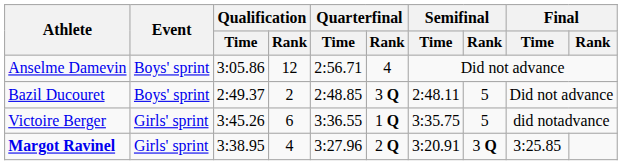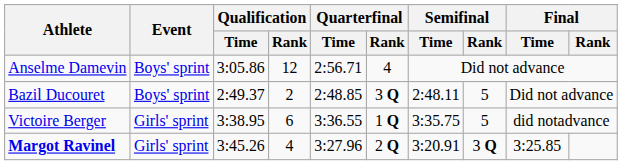(241, 121) 3:45.26 -> (241, 121) 3:38.95
(241, 147) 3:38.95 -> (241, 147) 3:45.26
